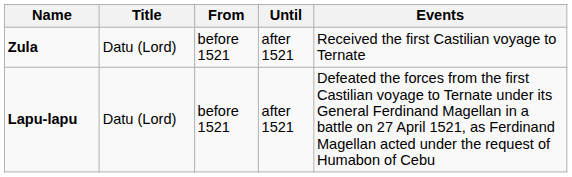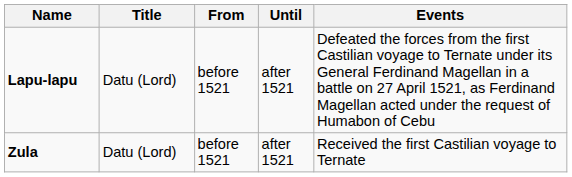rows swapped: (23, 47) <-> (43, 119)
